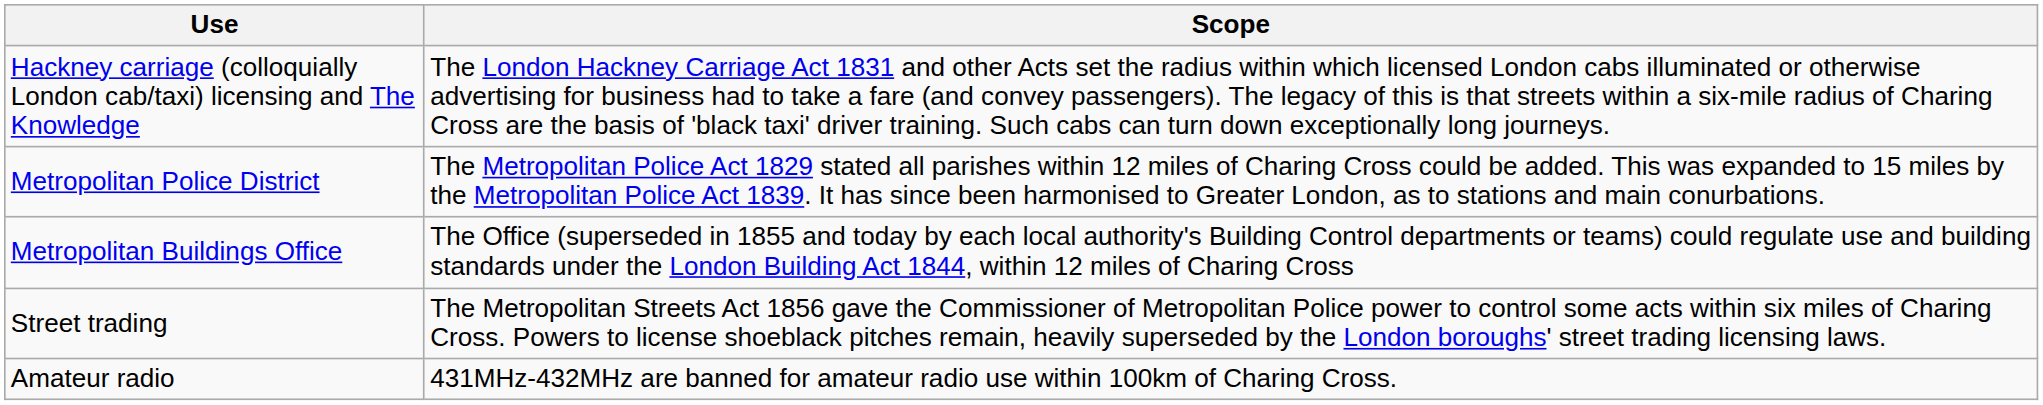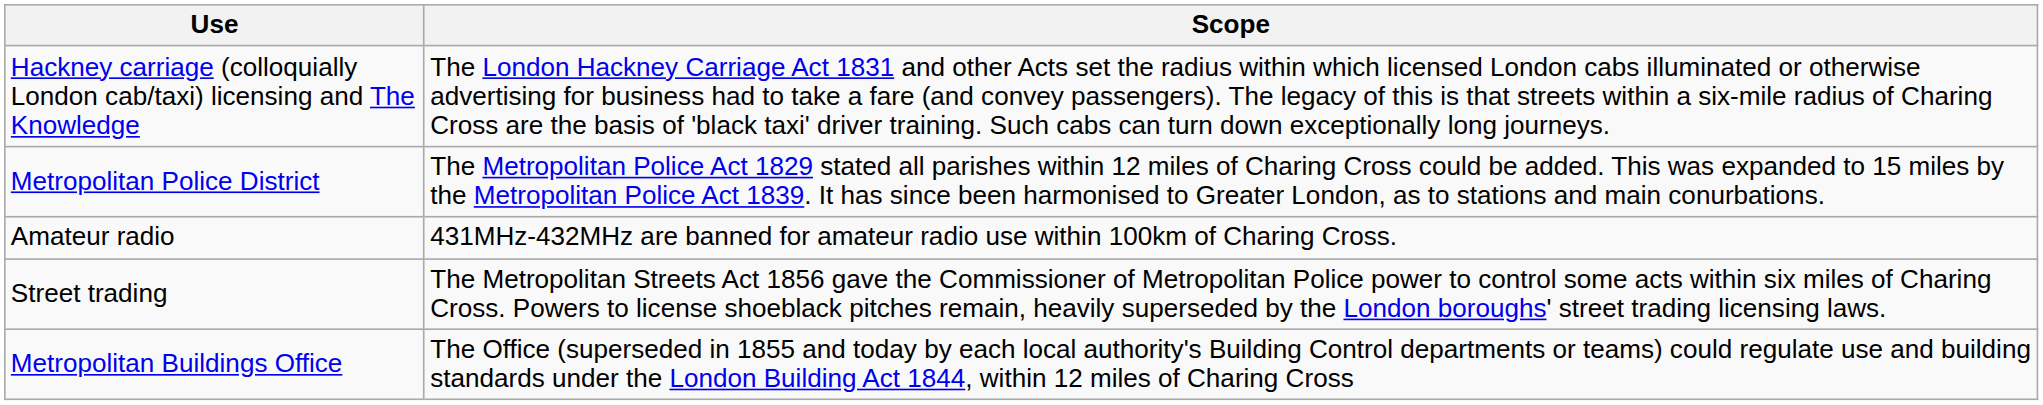rows swapped: (177, 251) <-> (93, 378)
